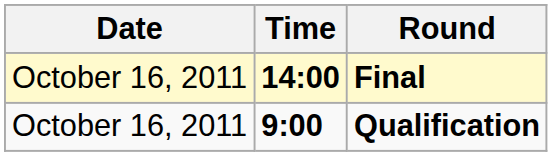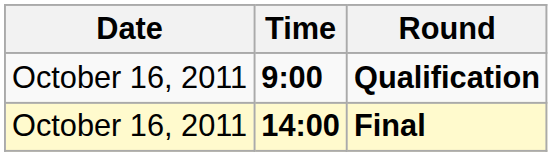rows swapped: (447, 126) <-> (390, 77)
